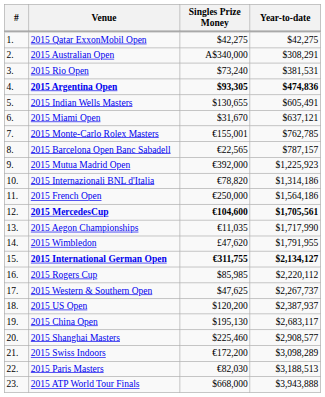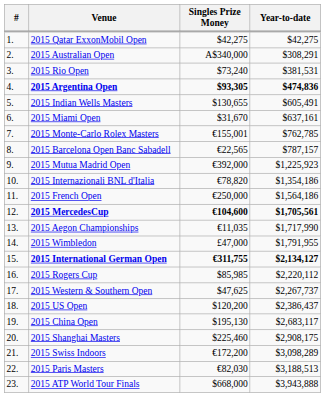(300, 118) $637,121 -> (300, 118) $637,161
(297, 181) $1,314,186 -> (297, 181) $1,354,186
(232, 244) £47,620 -> (232, 244) £47,000
(297, 306) $2,387,937 -> (297, 306) $2,386,437
(297, 338) $2,908,577 -> (297, 338) $2,908,175
